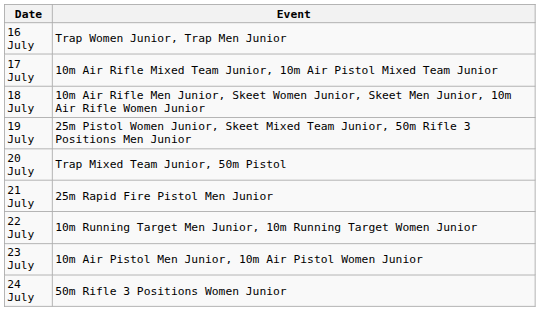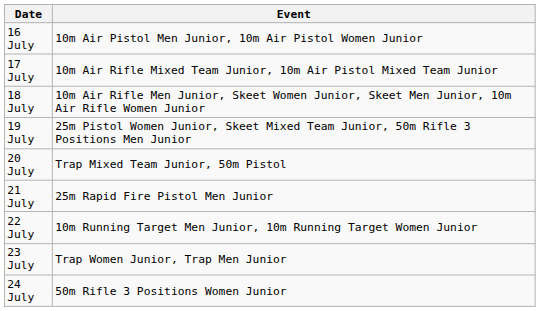(171, 39) Trap Women Junior, Trap Men Junior -> (239, 39) 10m Air Pistol Men Junior, 10m Air Pistol Women Junior
(239, 259) 10m Air Pistol Men Junior, 10m Air Pistol Women Junior -> (171, 259) Trap Women Junior, Trap Men Junior
